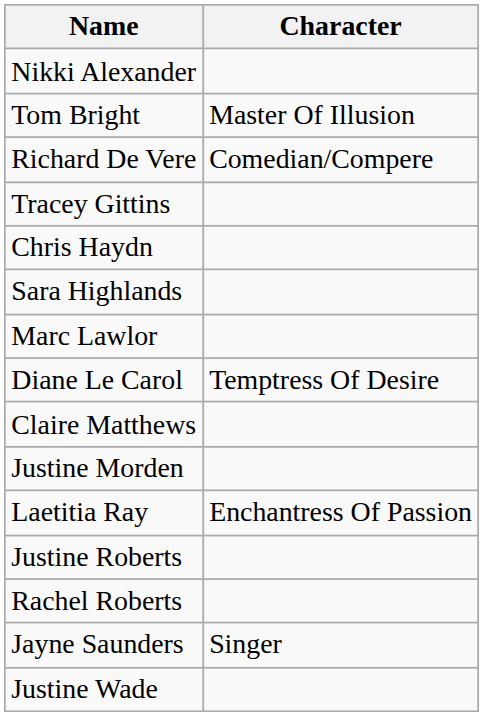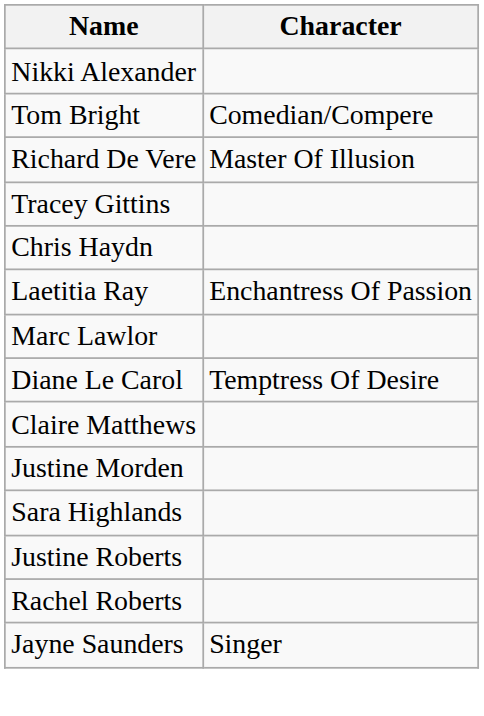(312, 114) Master Of Illusion -> (321, 114) Comedian/Compere
(321, 159) Comedian/Compere -> (312, 159) Master Of Illusion
rows swapped: (97, 291) <-> (80, 512)
- row: (85, 688)
